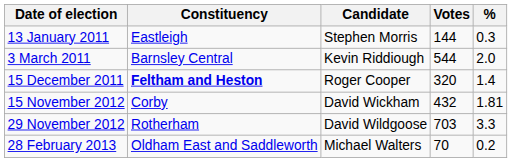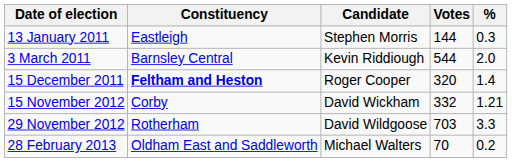(445, 102) 432 -> (445, 102) 332
(490, 102) 1.81 -> (490, 102) 1.21
